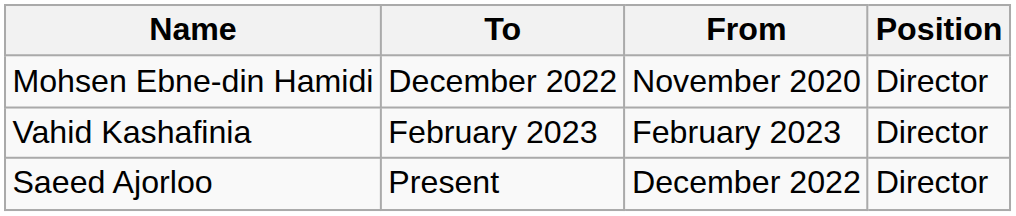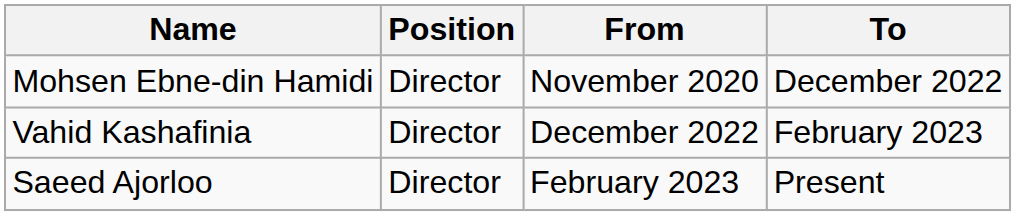columns swapped: (939, 30) <-> (503, 30)
(737, 132) February 2023 -> (644, 132) December 2022
(746, 183) December 2022 -> (635, 183) February 2023
